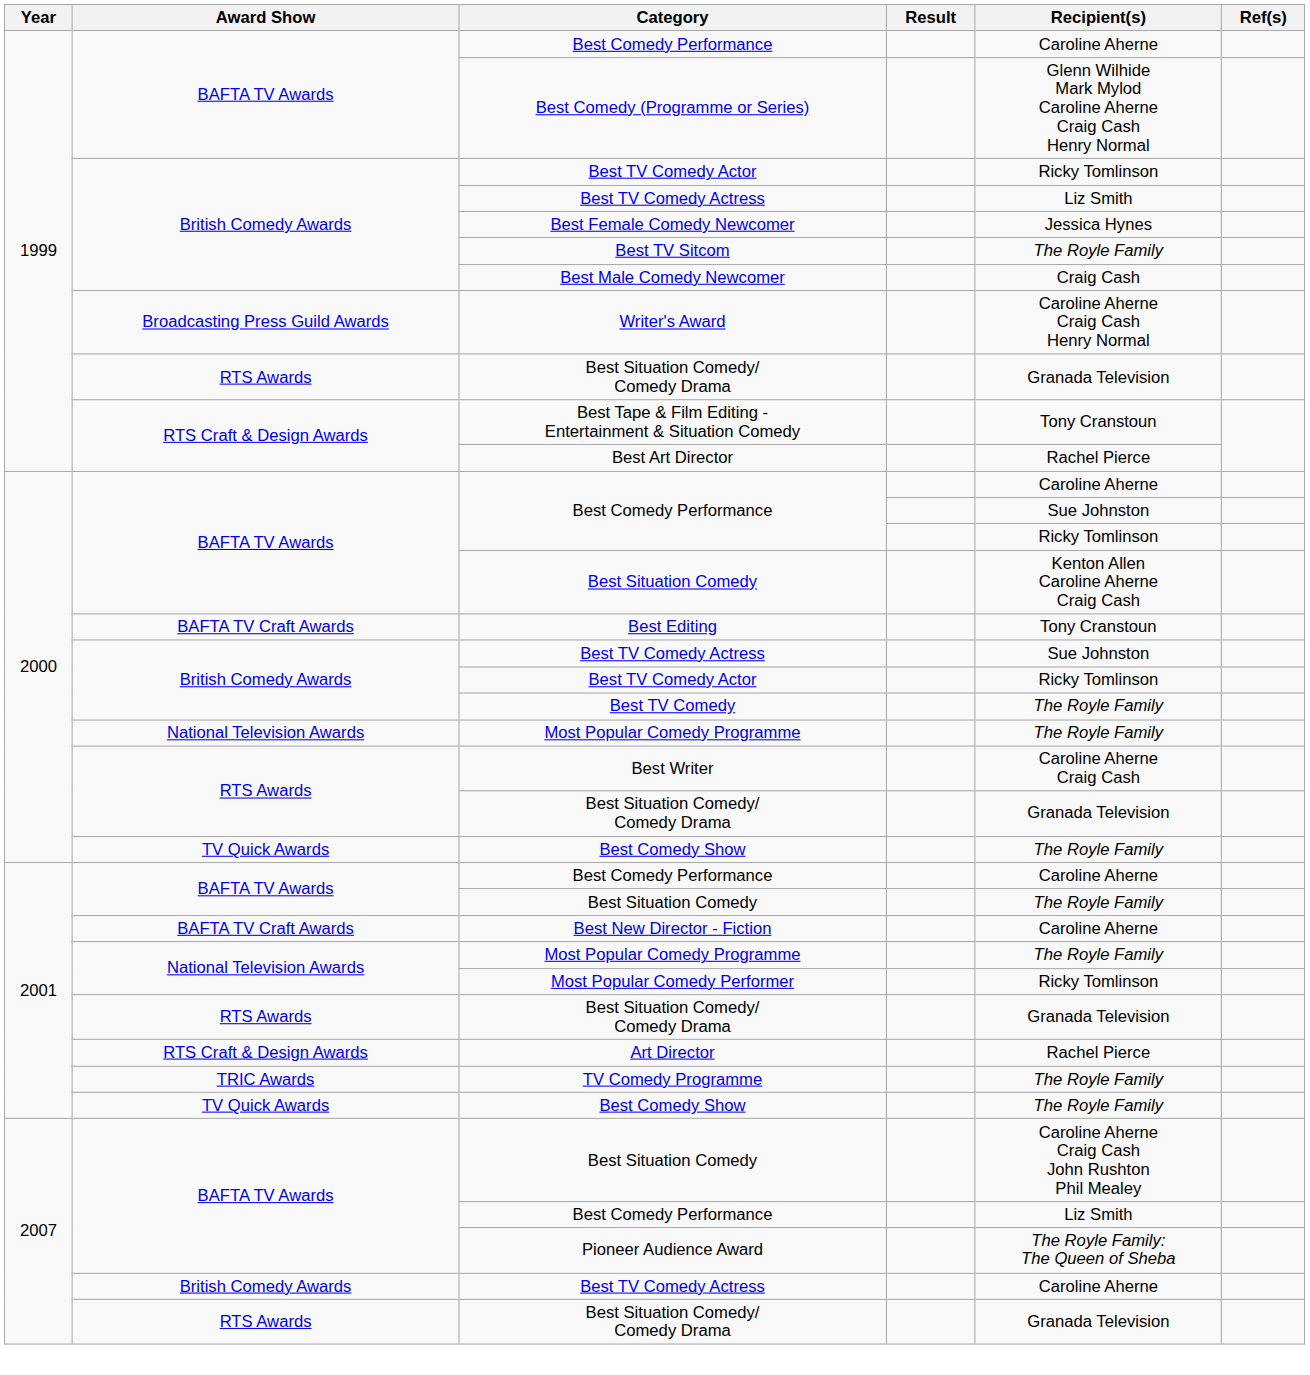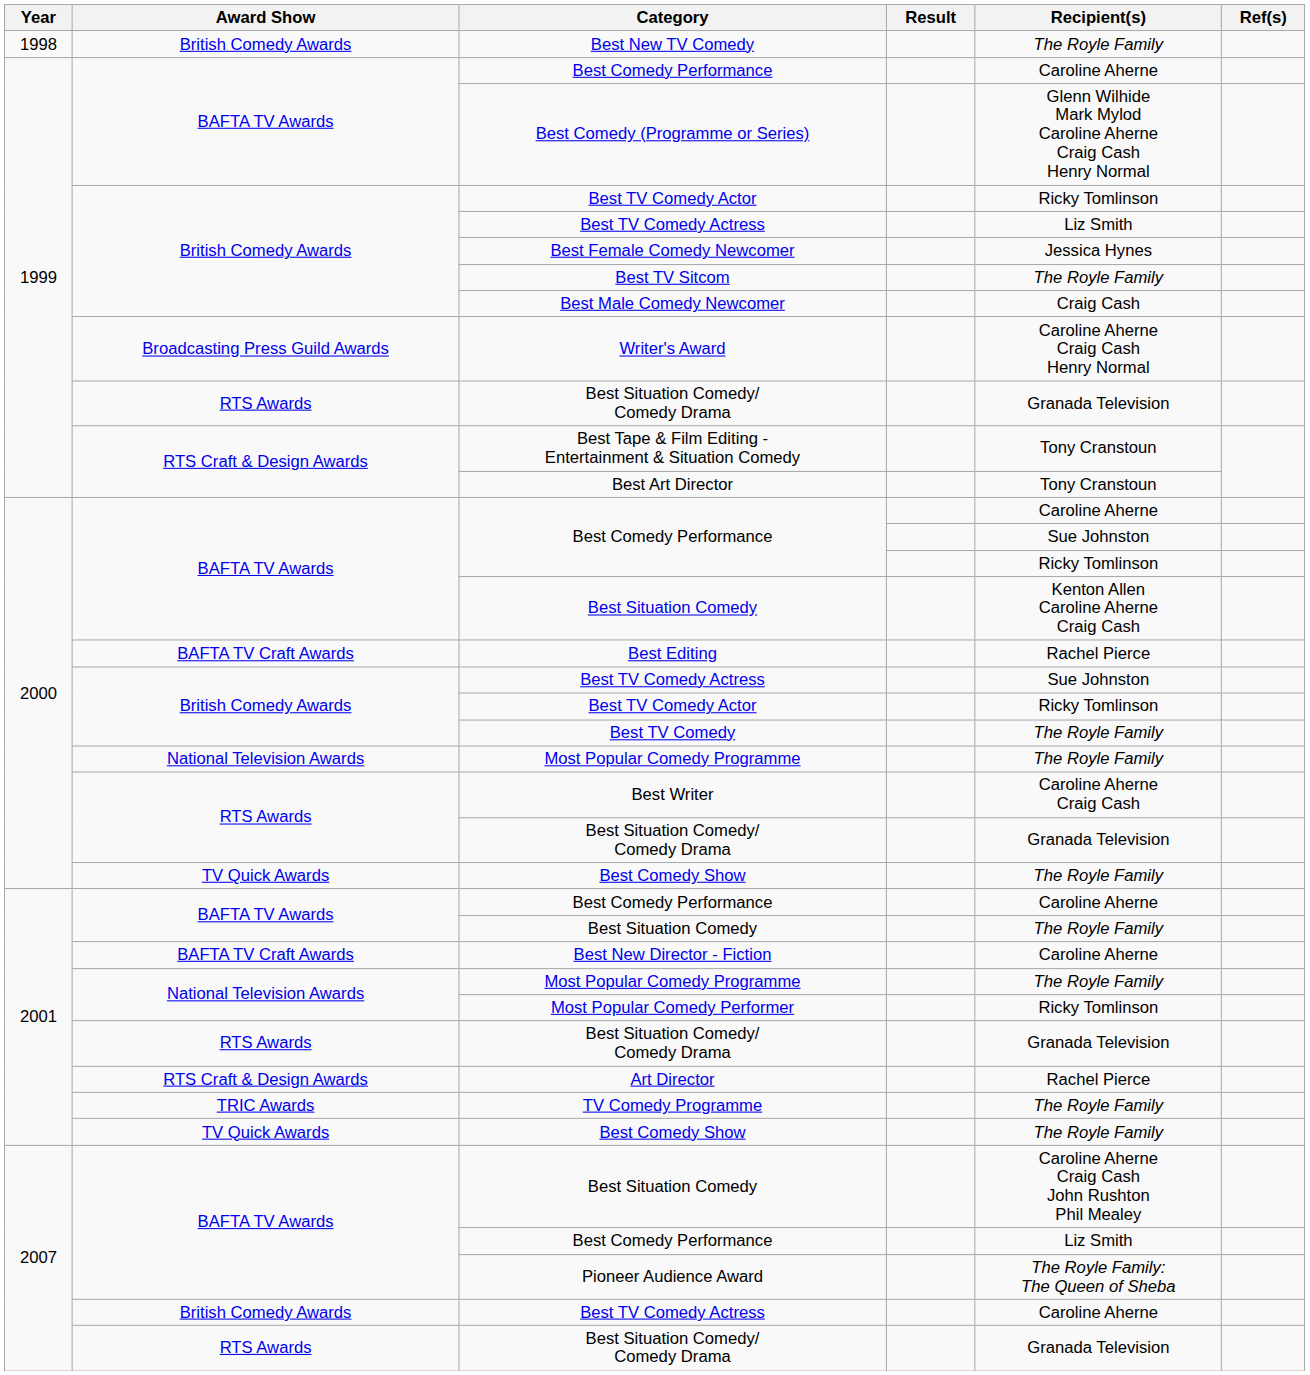+ row: (38, 44)
(1098, 457) Rachel Pierce -> (1098, 484) Tony Cranstoun
(1098, 627) Tony Cranstoun -> (1098, 653) Rachel Pierce
